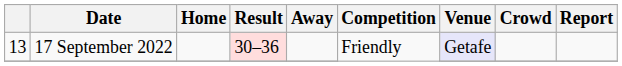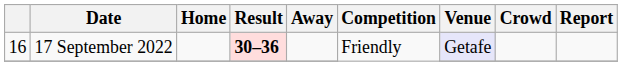(18, 46) 13 -> (18, 46) 16
(257, 46) normal -> (257, 46) bold
